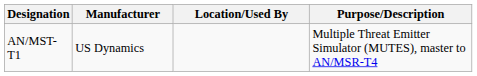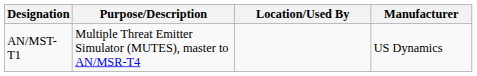columns swapped: (391, 14) <-> (123, 14)
